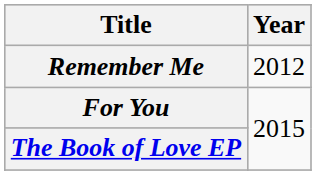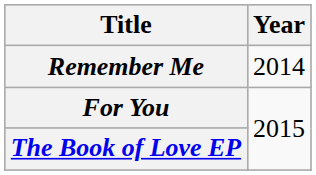(279, 66) 2012 -> (279, 66) 2014
